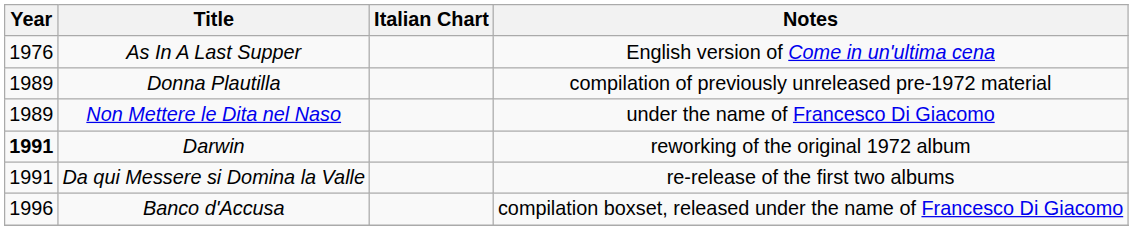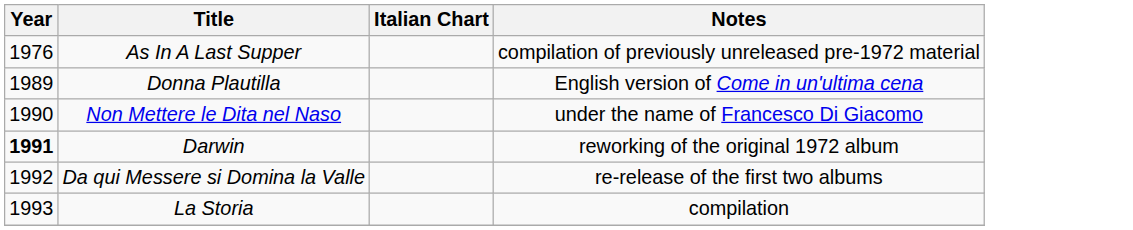(811, 51) English version of Come in un'ultima cena -> (739, 51) compilation of previously unreleased pre-1972 material
(811, 83) compilation of previously unreleased pre-1972 material -> (739, 83) English version of Come in un'ultima cena
(31, 114) 1989 -> (31, 114) 1990
(31, 177) 1991 -> (31, 177) 1992
+ row: (214, 209)
- row: (214, 209)
